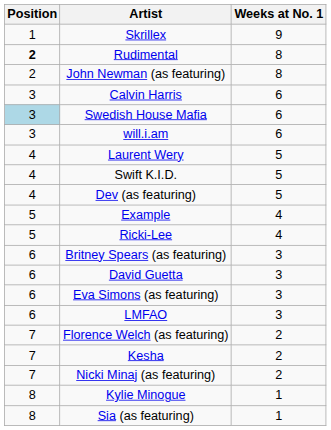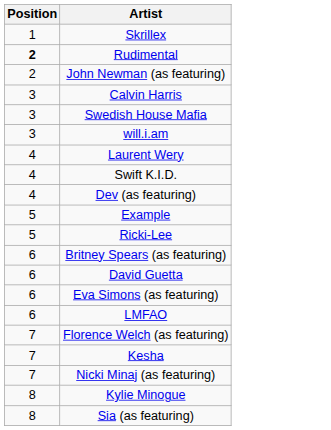- column: (279, 14)
(32, 114) lightblue background -> (32, 114) no background
